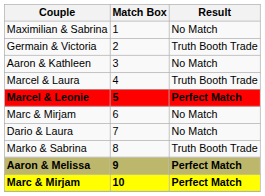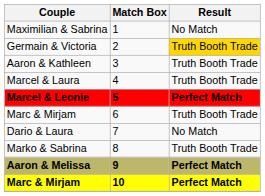(215, 47) no background -> (215, 47) gold background
(195, 64) No Match -> (215, 64) Truth Booth Trade
(195, 115) No Match -> (215, 115) Truth Booth Trade
